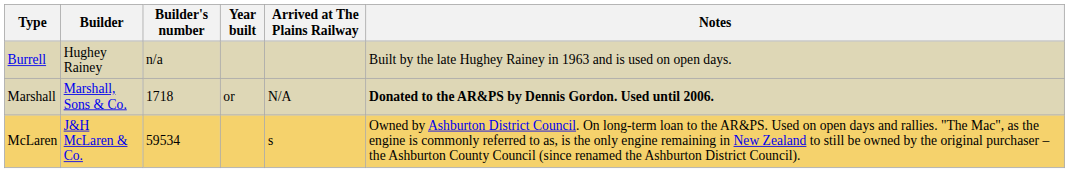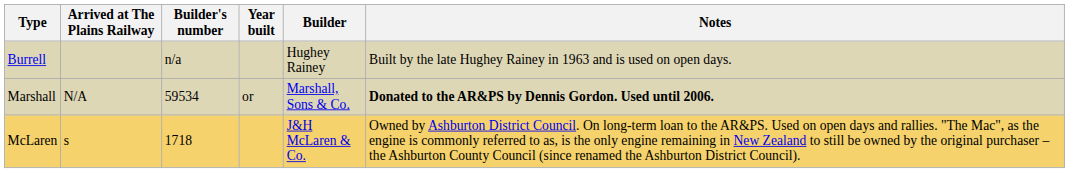columns swapped: (102, 22) <-> (315, 22)
(160, 96) 1718 -> (182, 96) 59534
(163, 141) 59534 -> (178, 141) 1718
